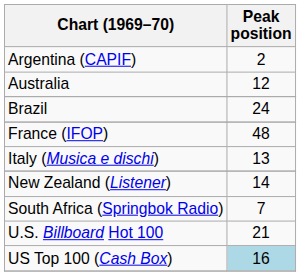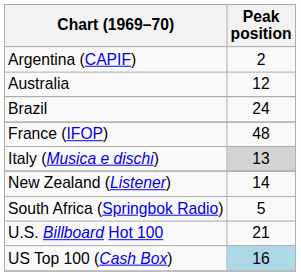(261, 158) no background -> (261, 158) lightgrey background
(261, 208) 7 -> (261, 208) 5
